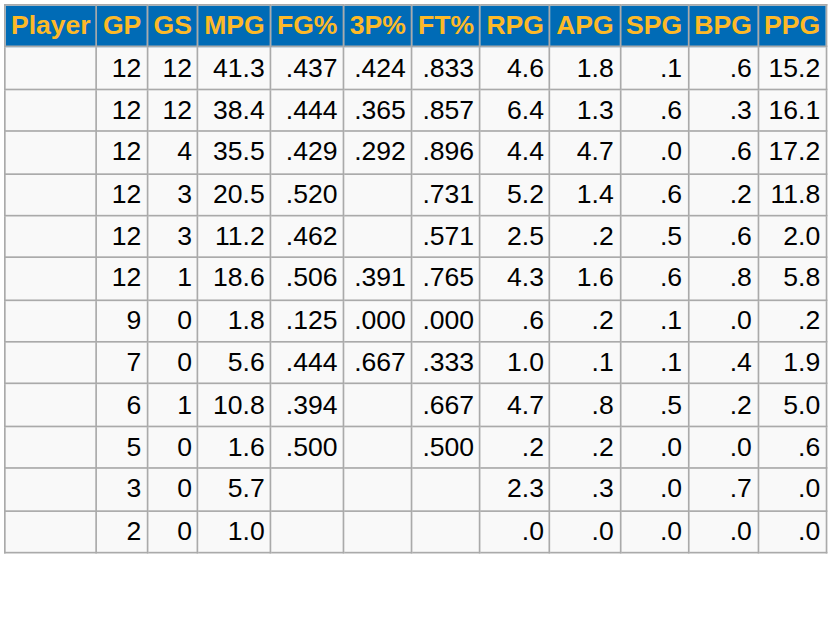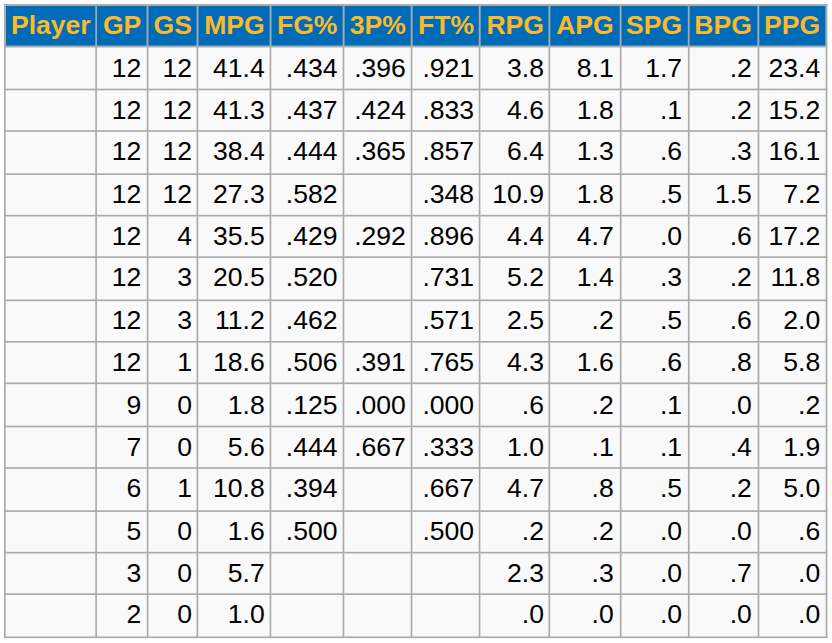+ row: (239, 67)
(741, 67) .6 -> (741, 109) .2
+ row: (239, 194)
(671, 194) .6 -> (671, 278) .3
